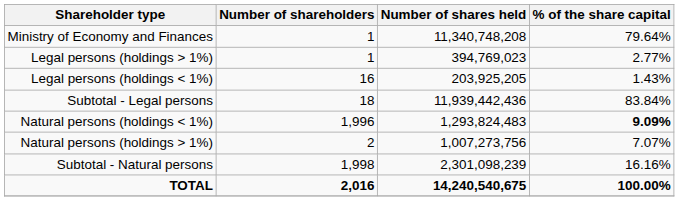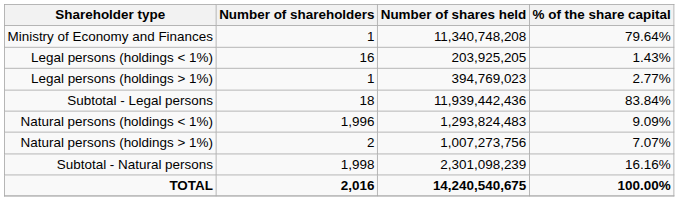rows swapped: (122, 79) <-> (122, 57)
(652, 121) bold -> (652, 121) normal
